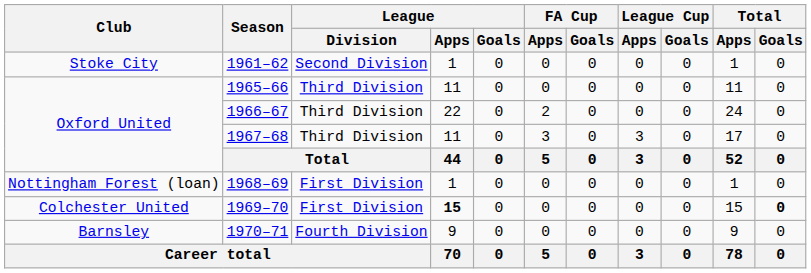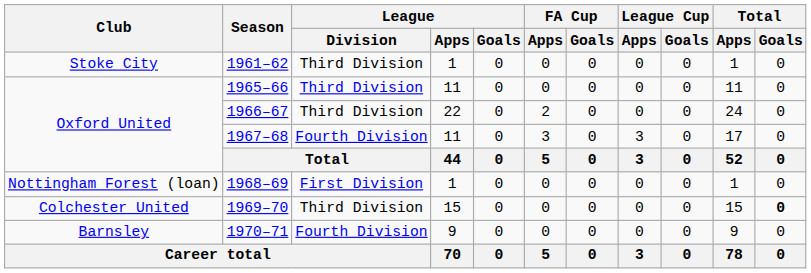(361, 64) Second Division -> (361, 64) Third Division
(361, 136) Third Division -> (361, 136) Fourth Division
(361, 208) First Division -> (361, 208) Third Division
(452, 208) bold -> (452, 208) normal
